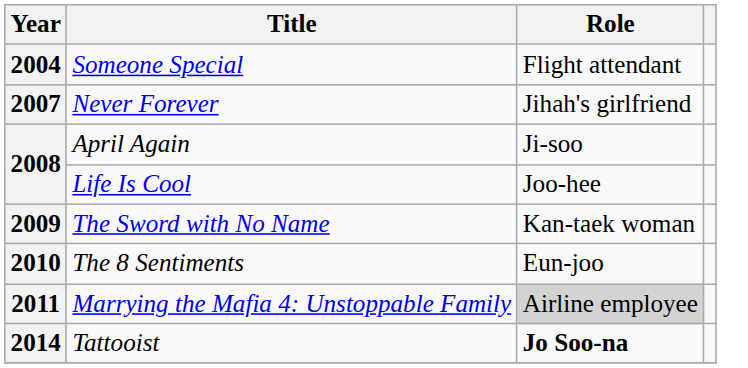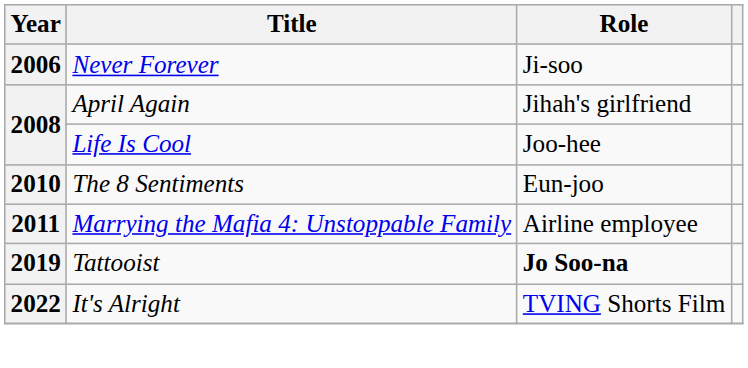- row: (158, 64)
(36, 104) 2007 -> (36, 64) 2006
(607, 104) Jihah's girlfriend -> (553, 64) Ji-soo
(553, 143) Ji-soo -> (607, 104) Jihah's girlfriend
- row: (201, 223)
(610, 303) lightgrey background -> (610, 223) no background
(36, 343) 2014 -> (36, 263) 2019
+ row: (126, 303)
